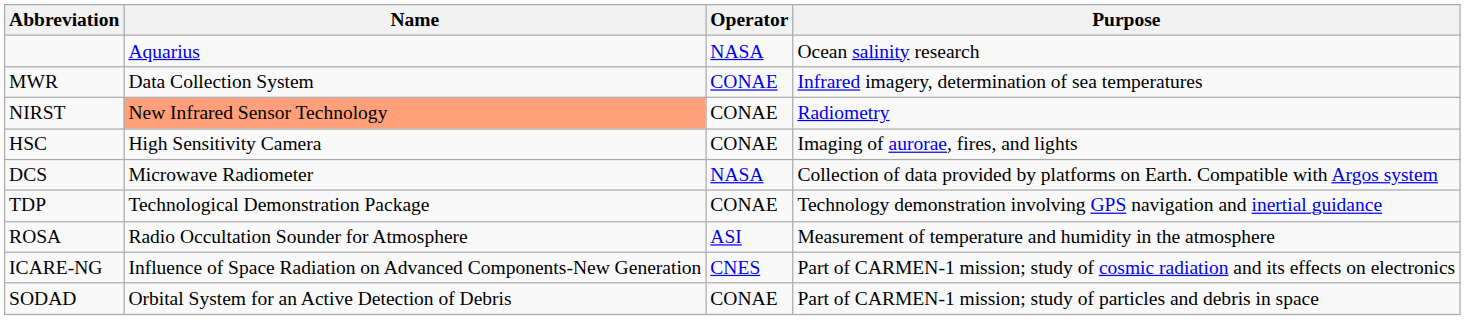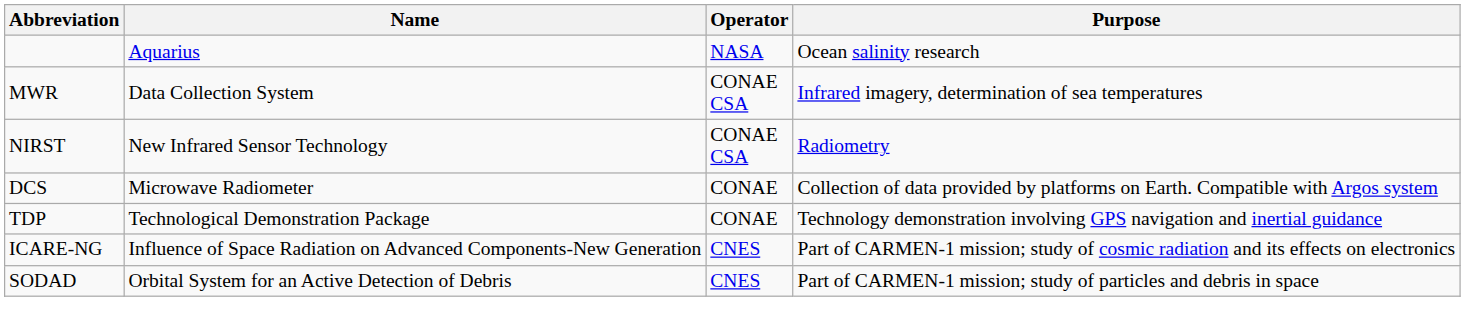(744, 81) CONAE -> (744, 92) CONAE CSA
(258, 112) lightsalmon background -> (258, 145) no background
(744, 112) CONAE -> (744, 145) CONAE CSA
- row: (28, 143)
(737, 174) NASA -> (744, 187) CONAE
- row: (35, 236)
(744, 298) CONAE -> (735, 280) CNES
